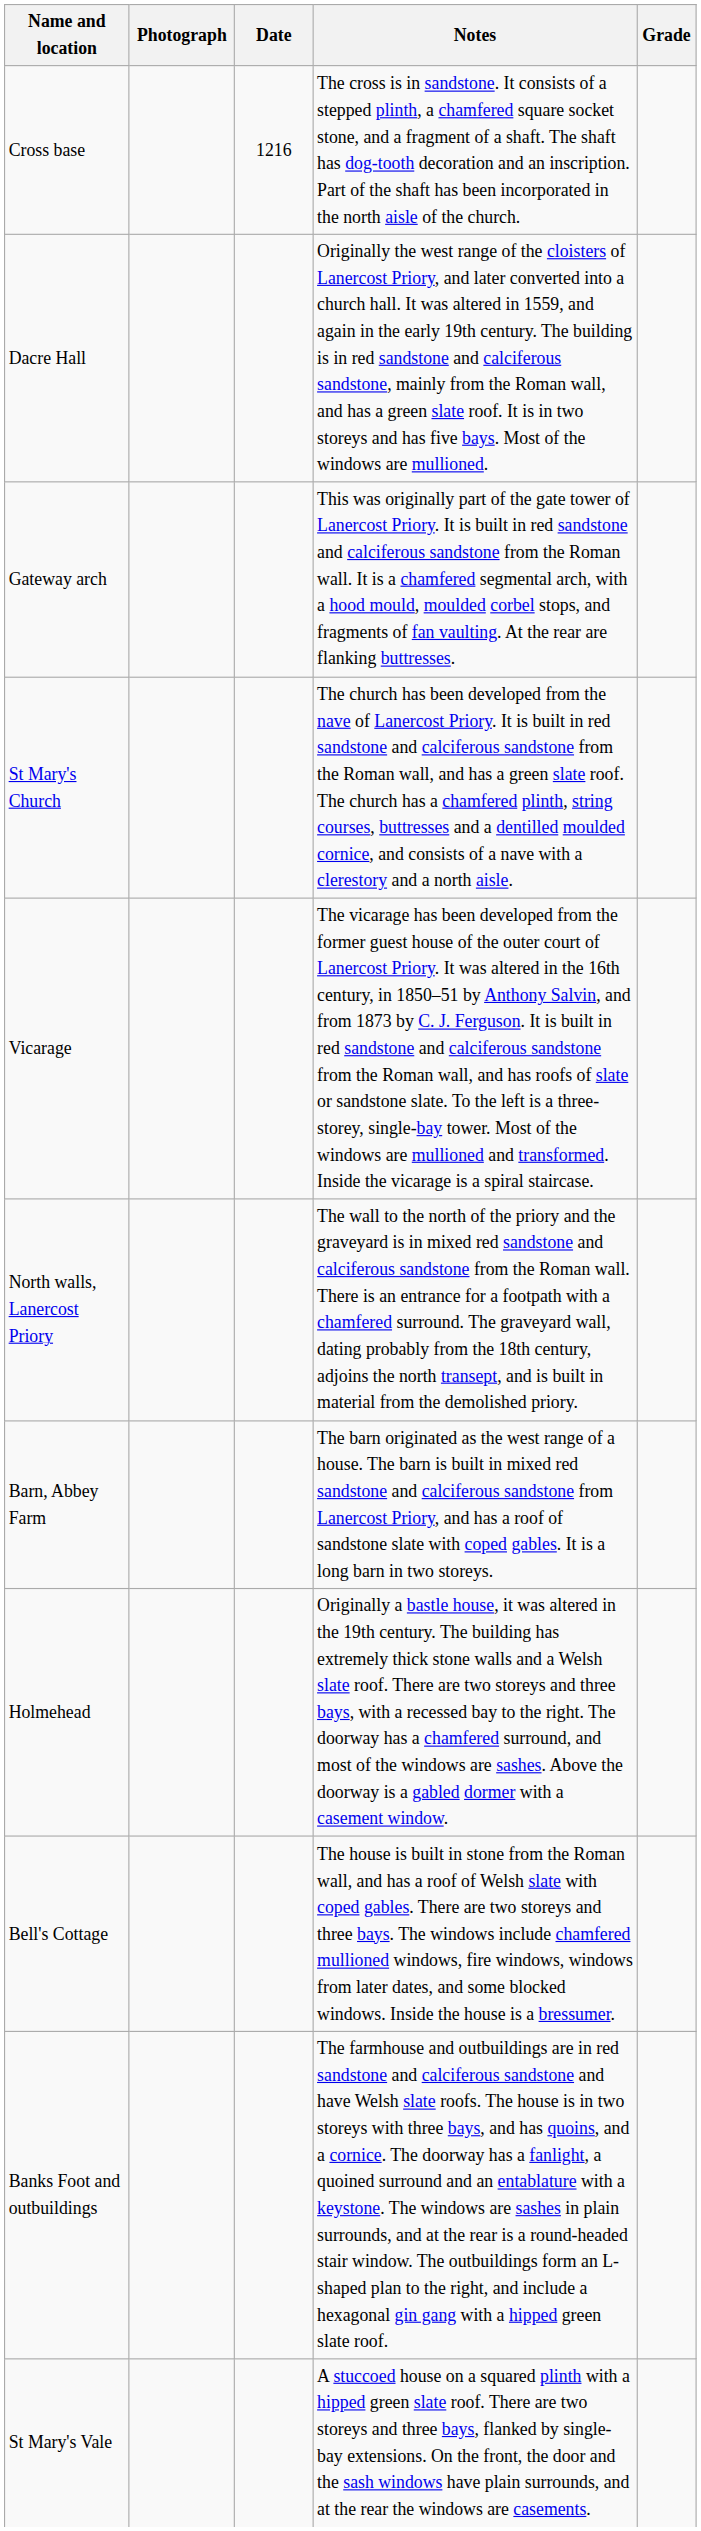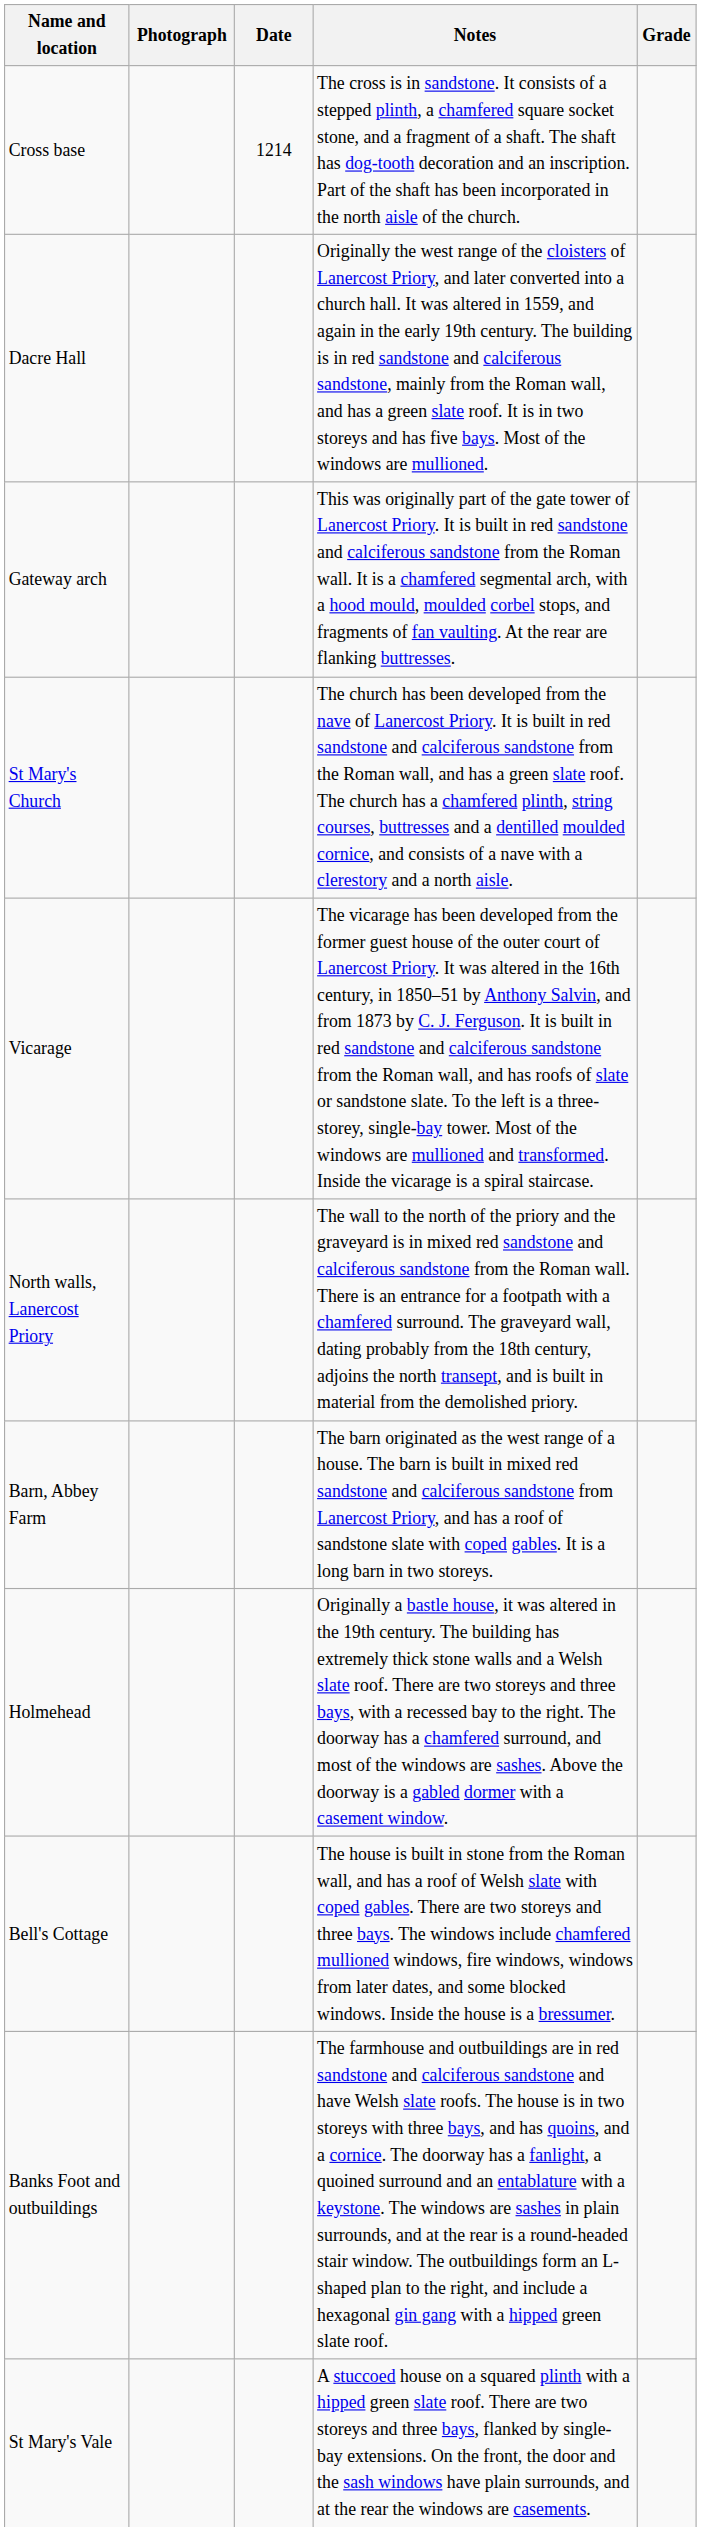(274, 149) 1216 -> (274, 149) 1214
